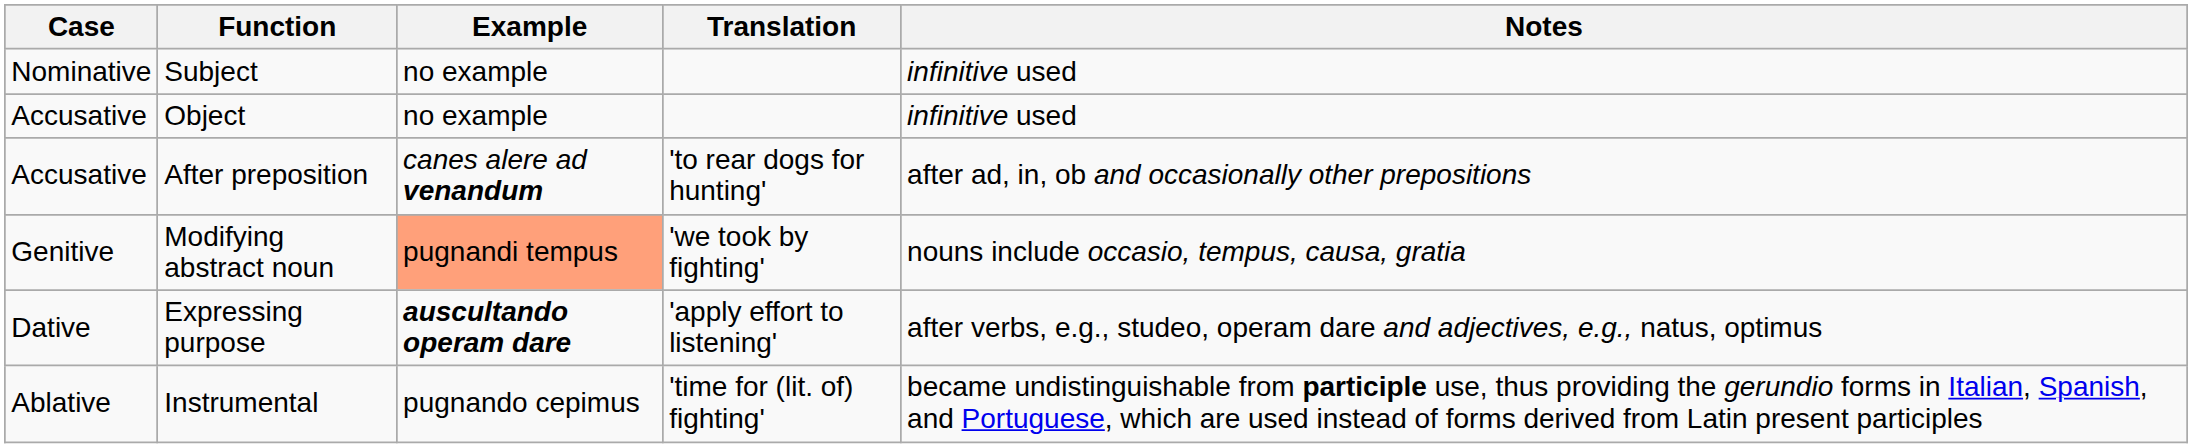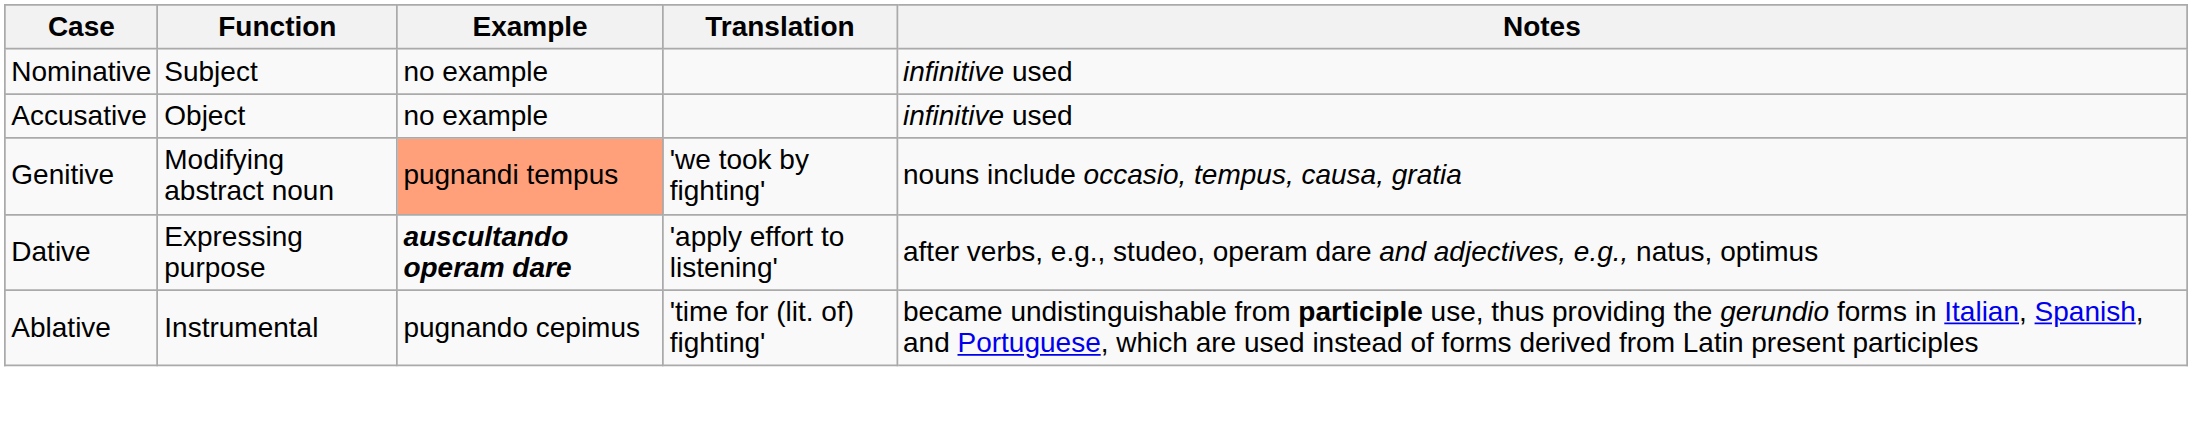- row: (266, 175)
